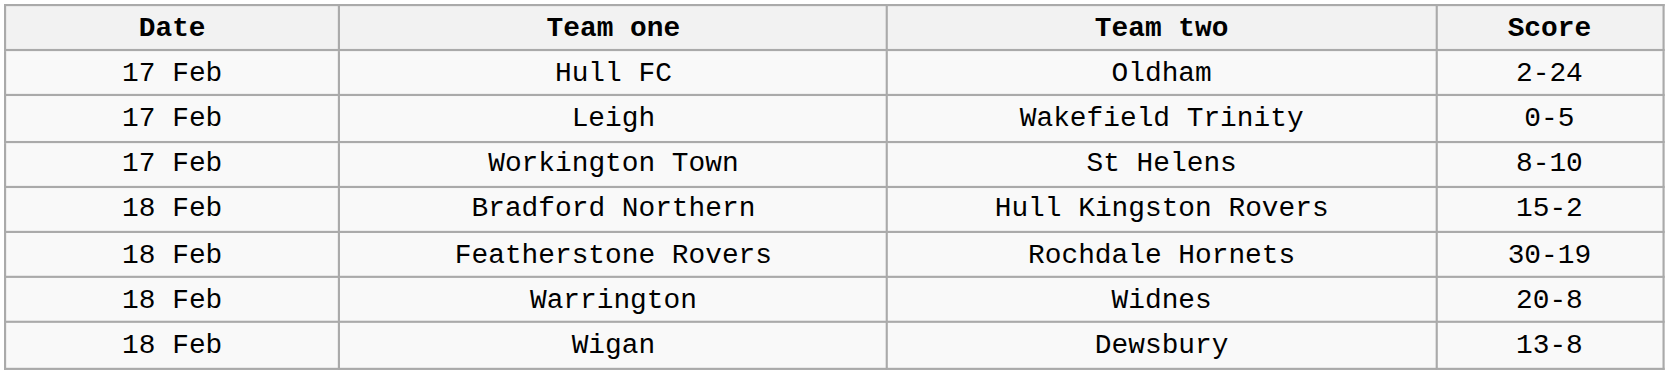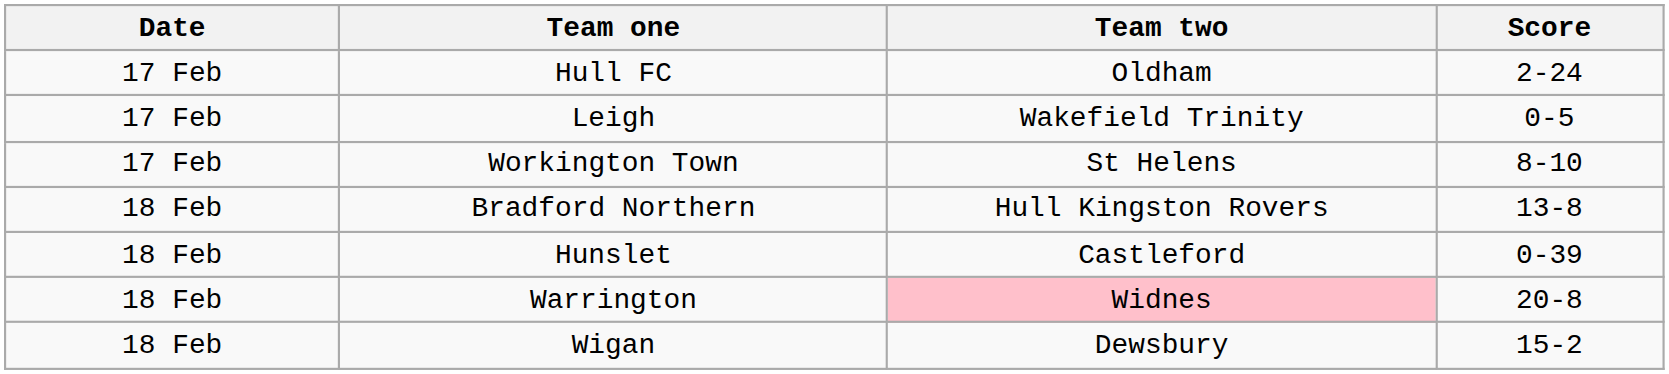(1549, 209) 15-2 -> (1549, 209) 13-8
- row: (613, 254)
+ row: (613, 254)
(1162, 300) no background -> (1162, 300) pink background
(1549, 345) 13-8 -> (1549, 345) 15-2
